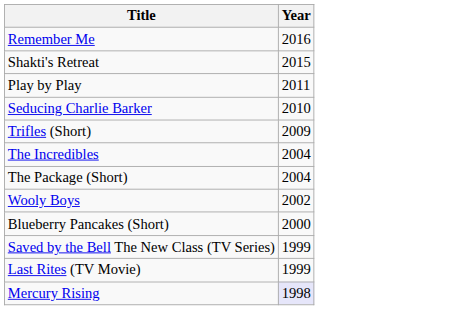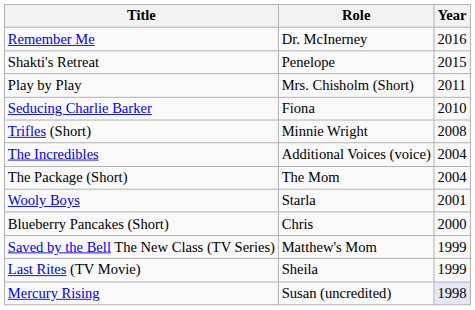+ column: (356, 16)
(296, 131) 2009 -> (452, 131) 2008
(296, 200) 2002 -> (452, 200) 2001
